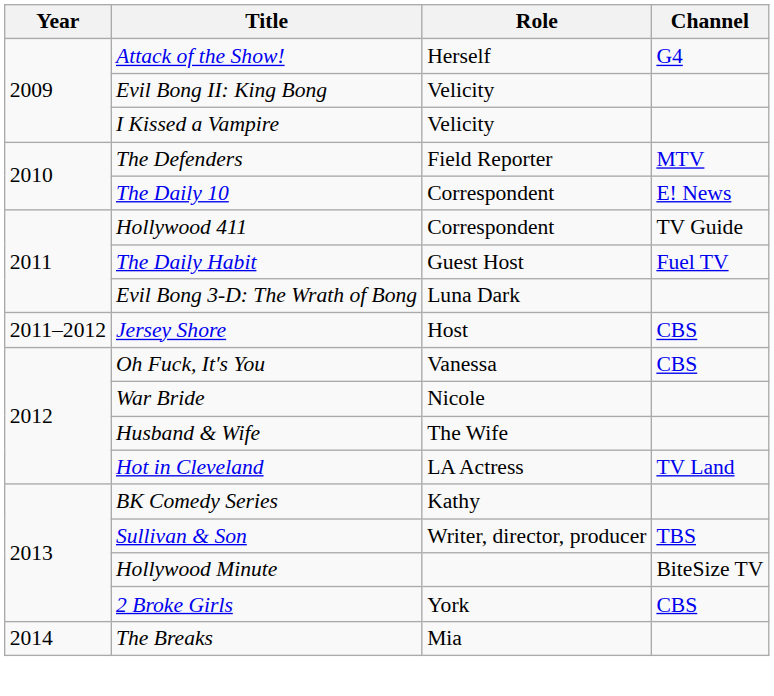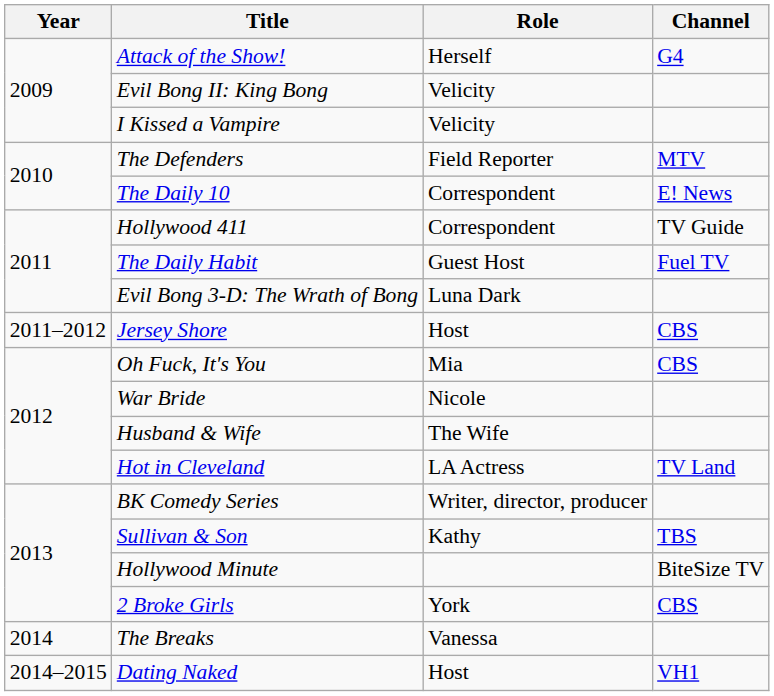(462, 364) Vanessa -> (445, 364) Mia
(454, 501) Kathy -> (538, 501) Writer, director, producer
(537, 535) Writer, director, producer -> (454, 535) Kathy
(445, 638) Mia -> (463, 638) Vanessa
+ row: (177, 672)
